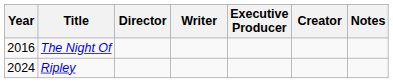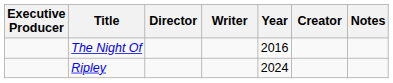columns swapped: (21, 21) <-> (259, 21)
